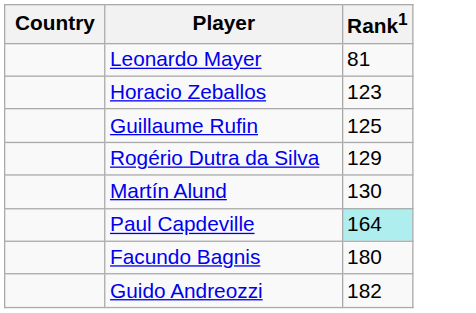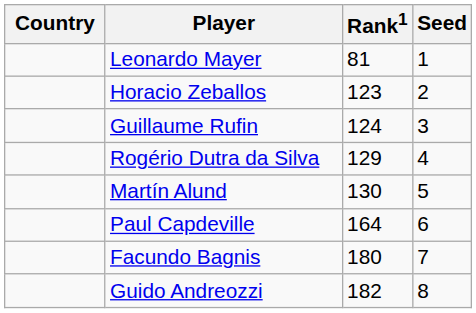+ column: (442, 23)
(364, 125) 125 -> (364, 125) 124
(364, 224) paleturquoise background -> (364, 224) no background
